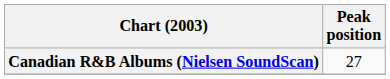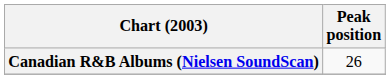(354, 61) 27 -> (354, 61) 26
